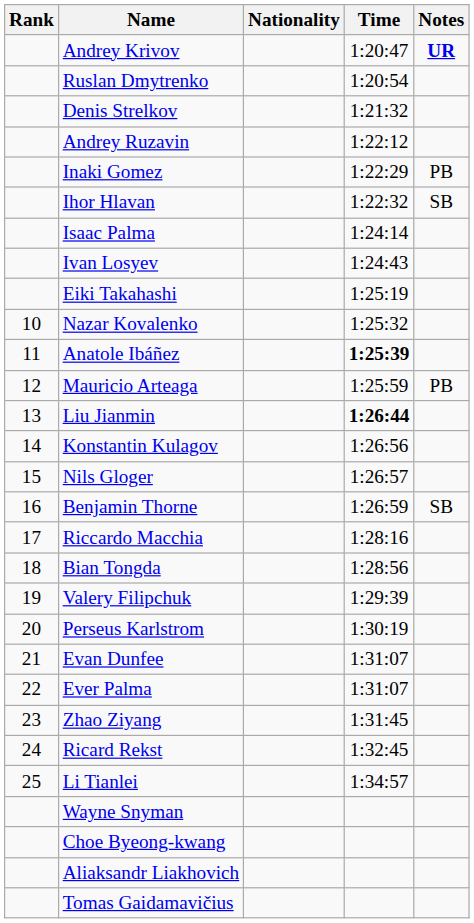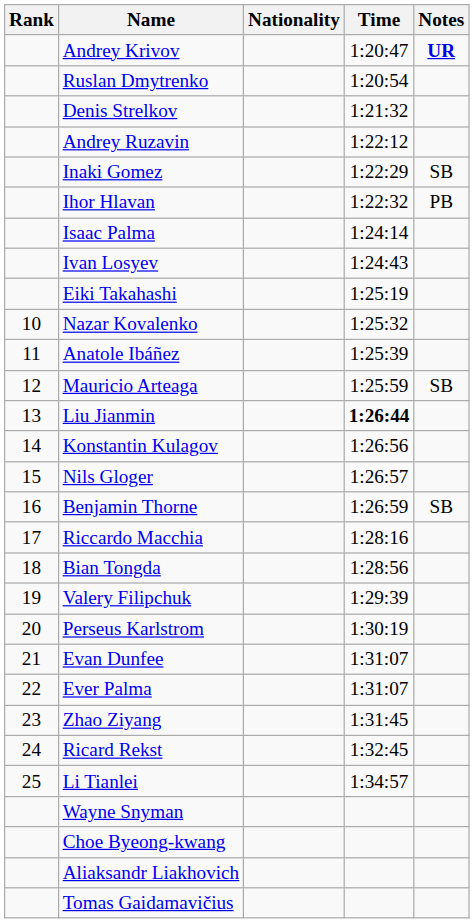(441, 171) PB -> (441, 171) SB
(441, 202) SB -> (441, 202) PB
(379, 354) bold -> (379, 354) normal
(441, 385) PB -> (441, 385) SB
